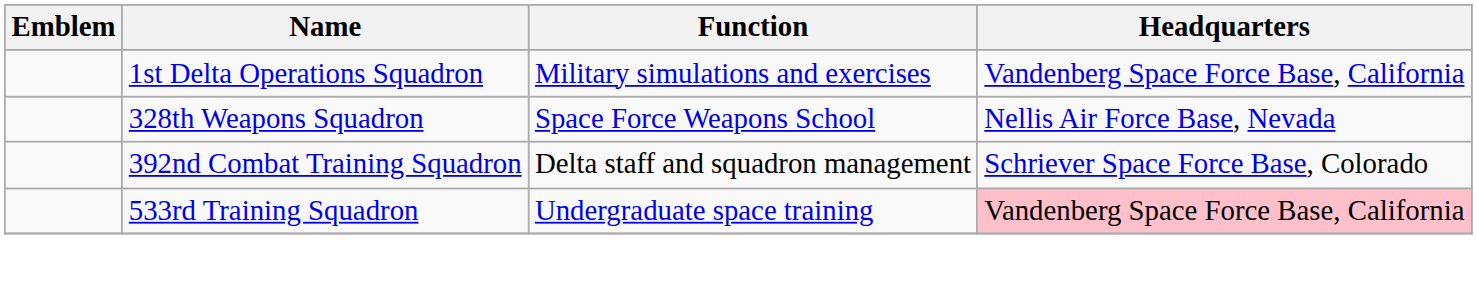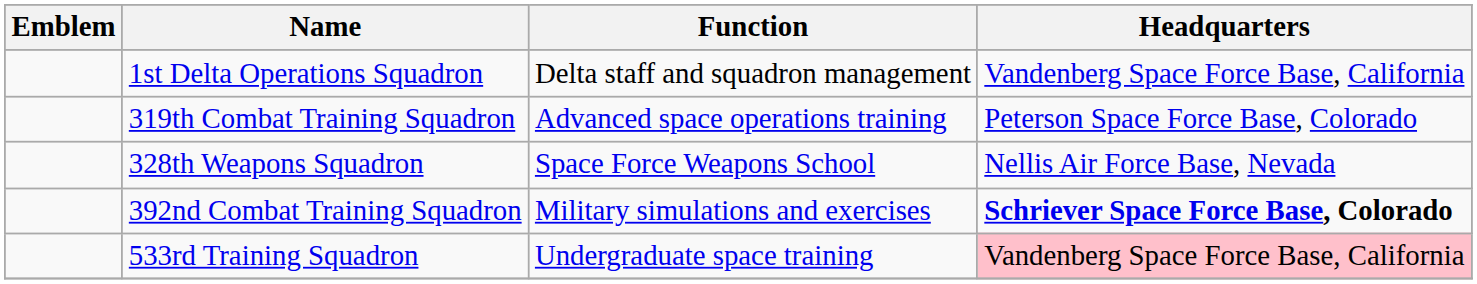(733, 73) Military simulations and exercises -> (753, 73) Delta staff and squadron management
+ row: (322, 118)
(753, 164) Delta staff and squadron management -> (733, 210) Military simulations and exercises
(1206, 164) normal -> (1219, 210) bold
